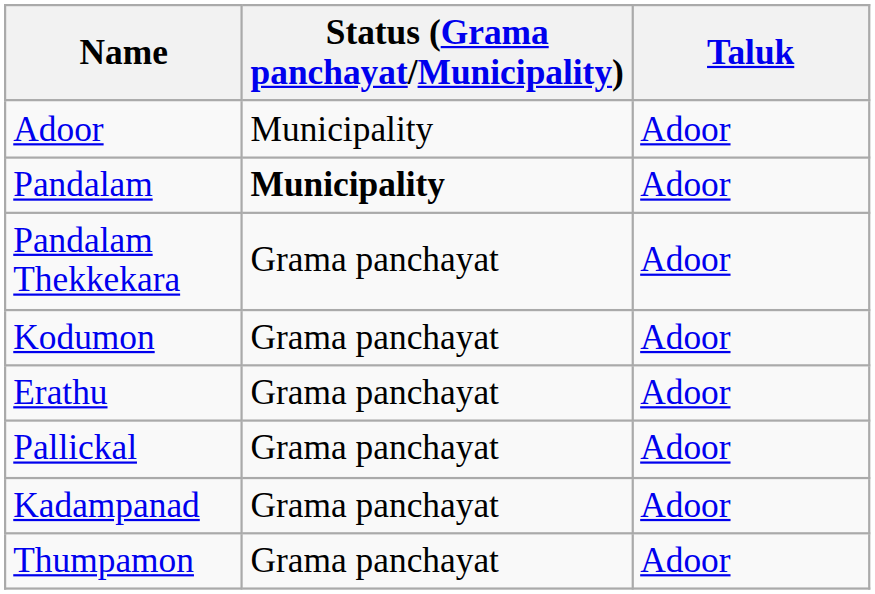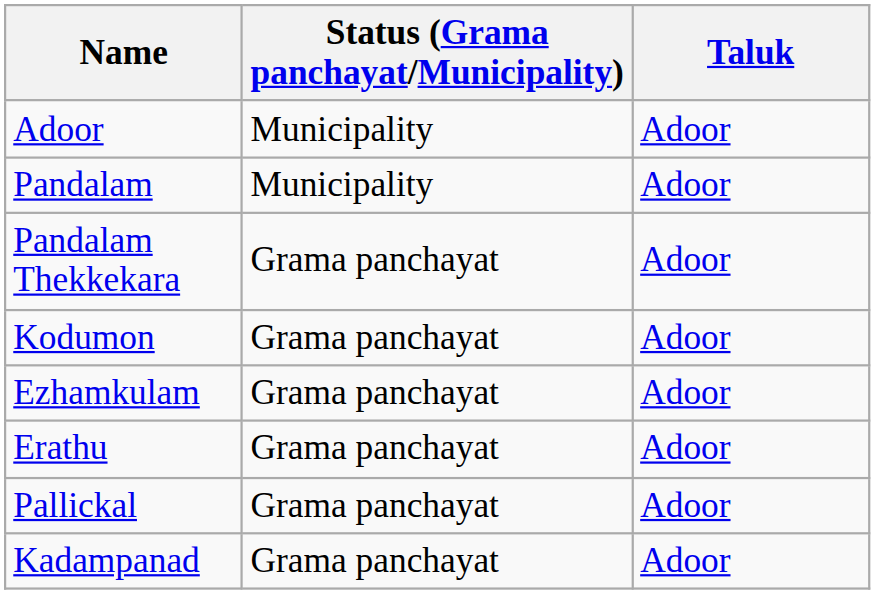(348, 184) bold -> (342, 184) normal
+ row: (107, 392)
- row: (104, 560)
